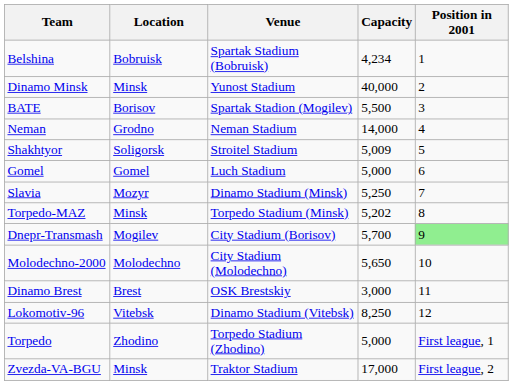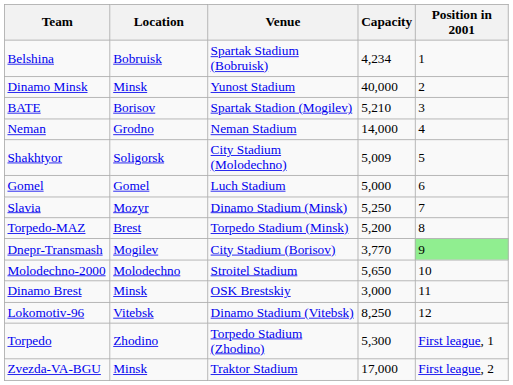(376, 108) 5,500 -> (376, 108) 5,210
(254, 150) Stroitel Stadium -> (249, 157) City Stadium (Molodechno)
(130, 213) Minsk -> (127, 228) Brest
(376, 213) 5,202 -> (376, 228) 5,200
(376, 234) 5,700 -> (376, 249) 3,770
(249, 262) City Stadium (Molodechno) -> (254, 270) Stroitel Stadium
(127, 291) Brest -> (130, 291) Minsk
(376, 341) 5,000 -> (376, 341) 5,300
